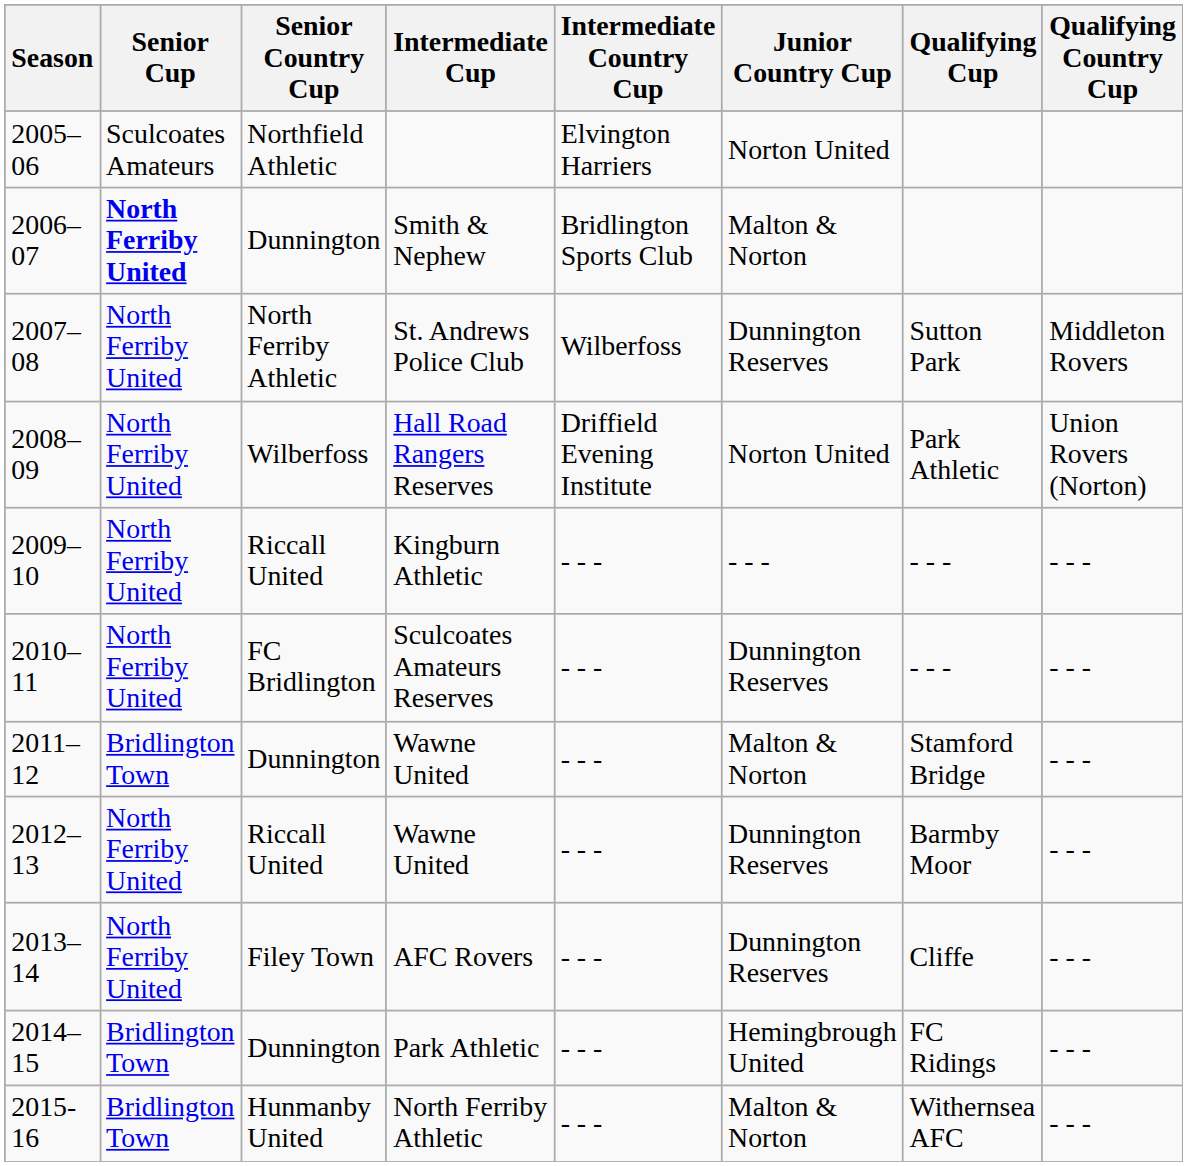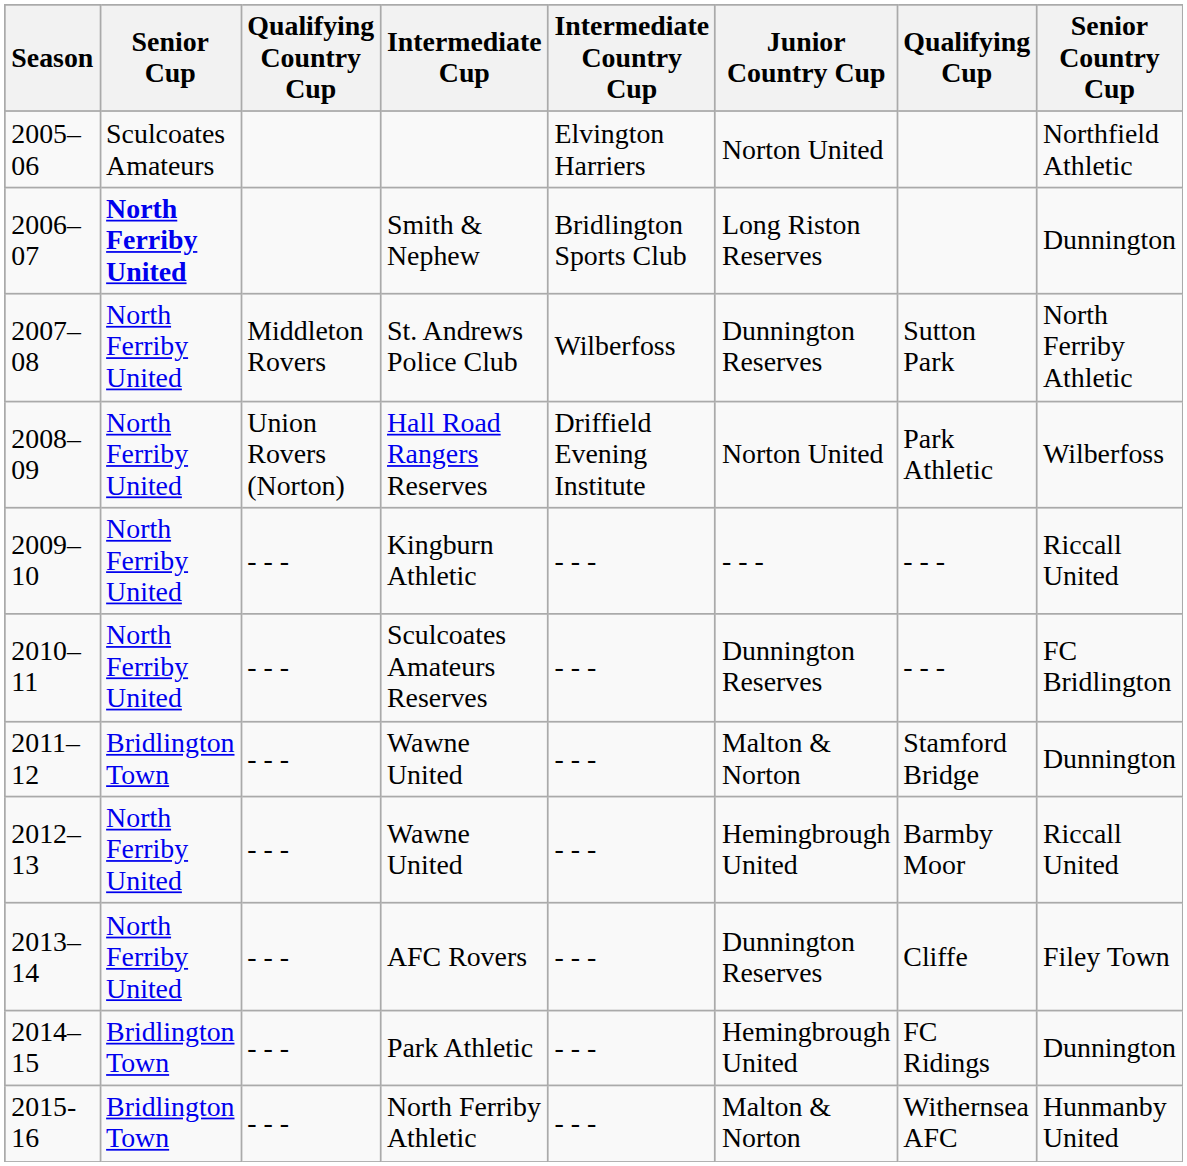columns swapped: (314, 57) <-> (1113, 57)
(783, 240) Malton & Norton -> (791, 240) Long Riston Reserves
(795, 849) Dunnington Reserves -> (806, 849) Hemingbrough United
